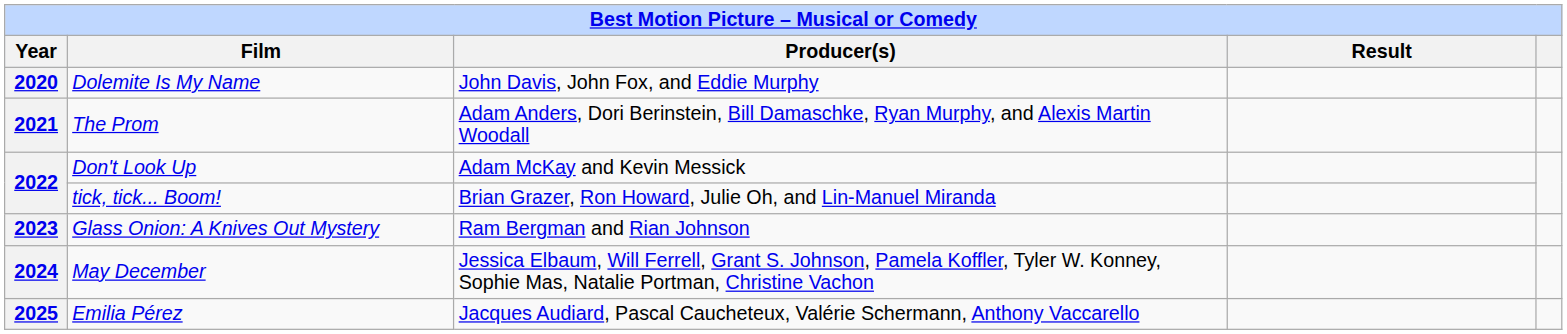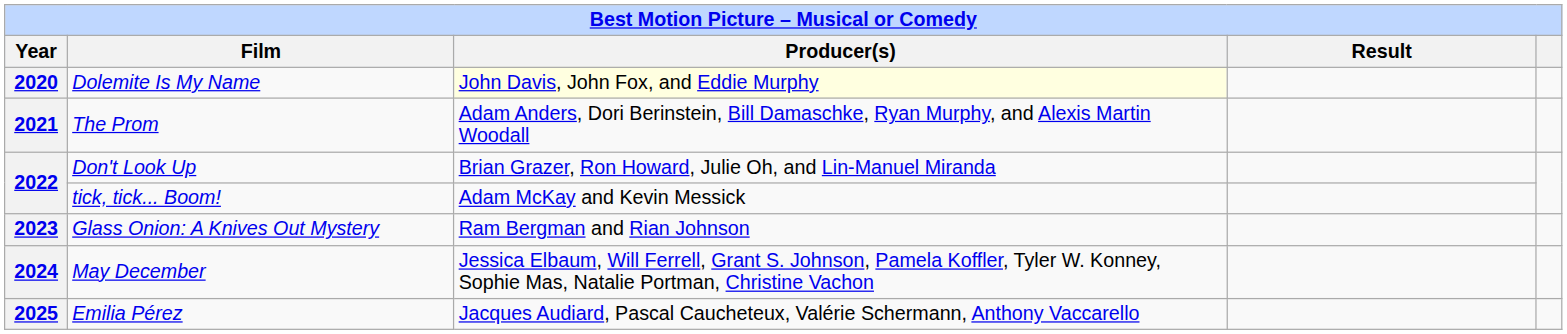(639, 82) no background -> (639, 82) lightyellow background
(602, 167) Adam McKay and Kevin Messick -> (727, 167) Brian Grazer, Ron Howard, Julie Oh, and Lin-Manuel Miranda
(727, 198) Brian Grazer, Ron Howard, Julie Oh, and Lin-Manuel Miranda -> (602, 198) Adam McKay and Kevin Messick
